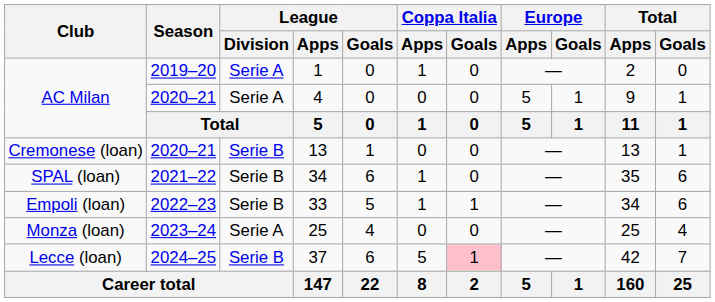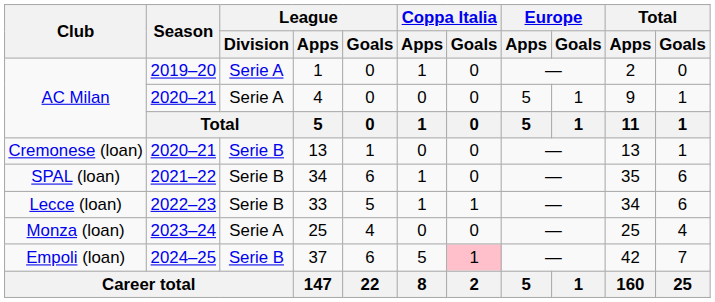(76, 204) Empoli (loan) -> (76, 204) Lecce (loan)
(76, 257) Lecce (loan) -> (76, 257) Empoli (loan)
